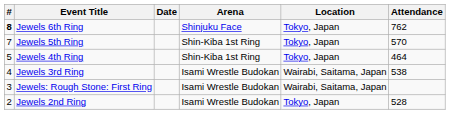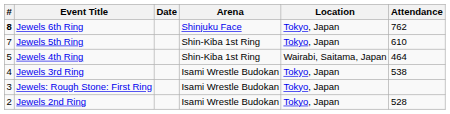(399, 42) 570 -> (399, 42) 610
(311, 57) Tokyo, Japan -> (335, 57) Wairabi, Saitama, Japan
(335, 72) Wairabi, Saitama, Japan -> (311, 72) Tokyo, Japan
(335, 87) Wairabi, Saitama, Japan -> (311, 87) Tokyo, Japan
